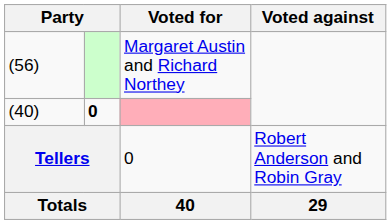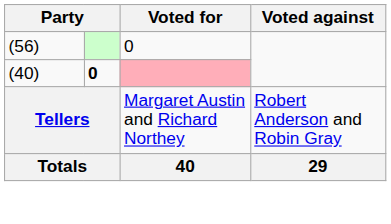(185, 65) Margaret Austin and Richard Northey -> (129, 45) 0
(129, 158) 0 -> (185, 119) Margaret Austin and Richard Northey
